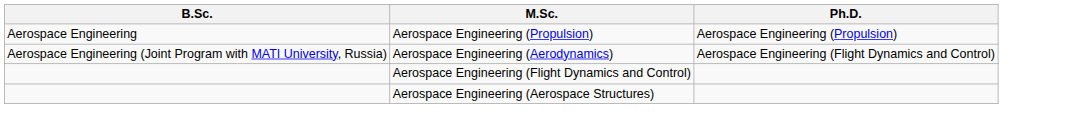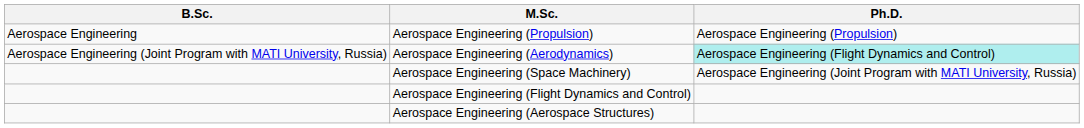(846, 53) no background -> (846, 53) paleturquoise background
+ row: (512, 73)
